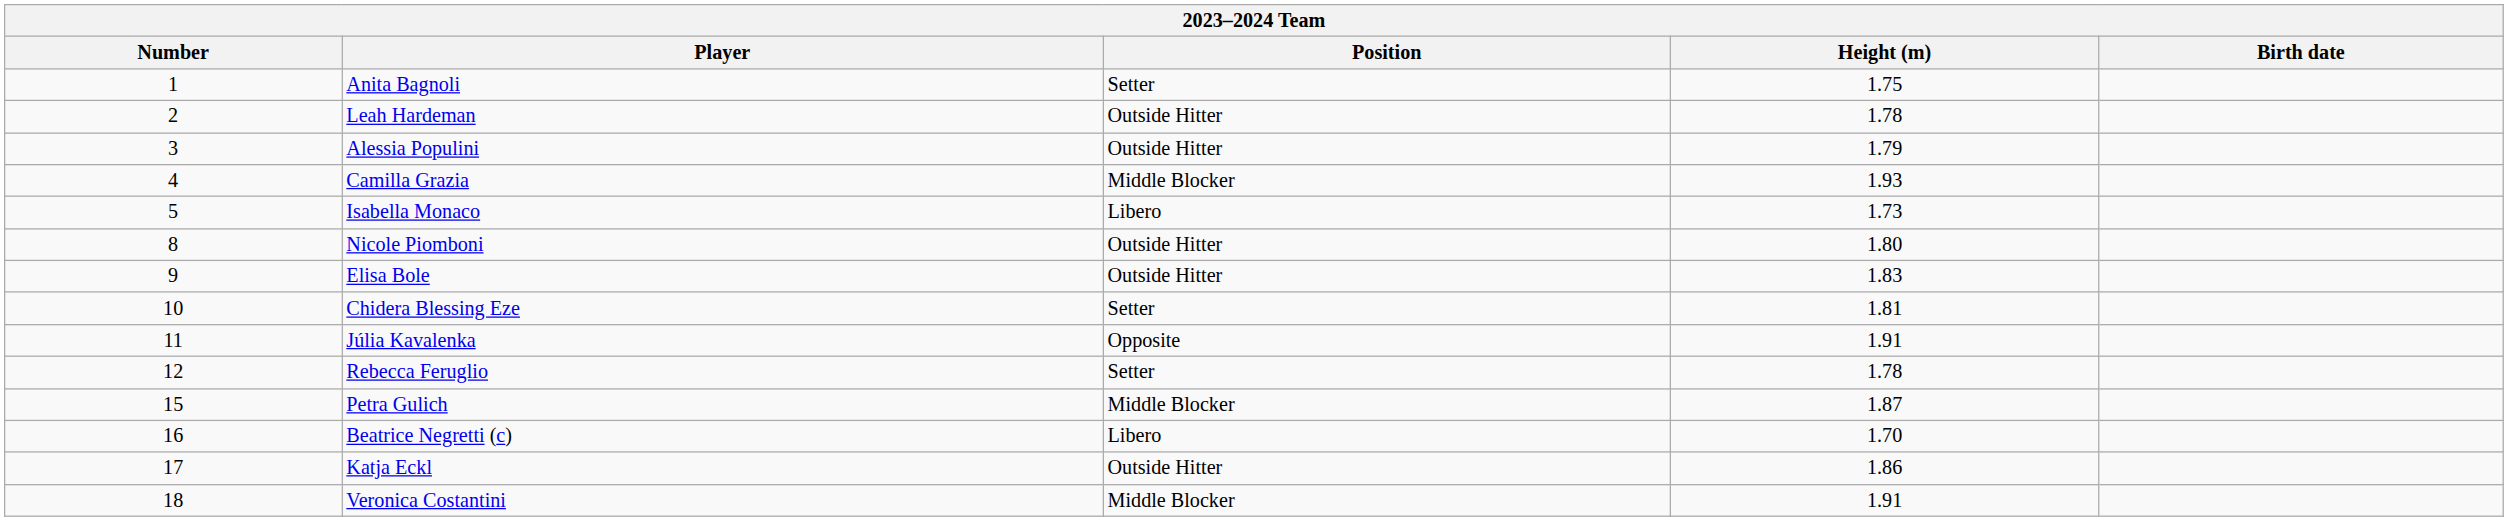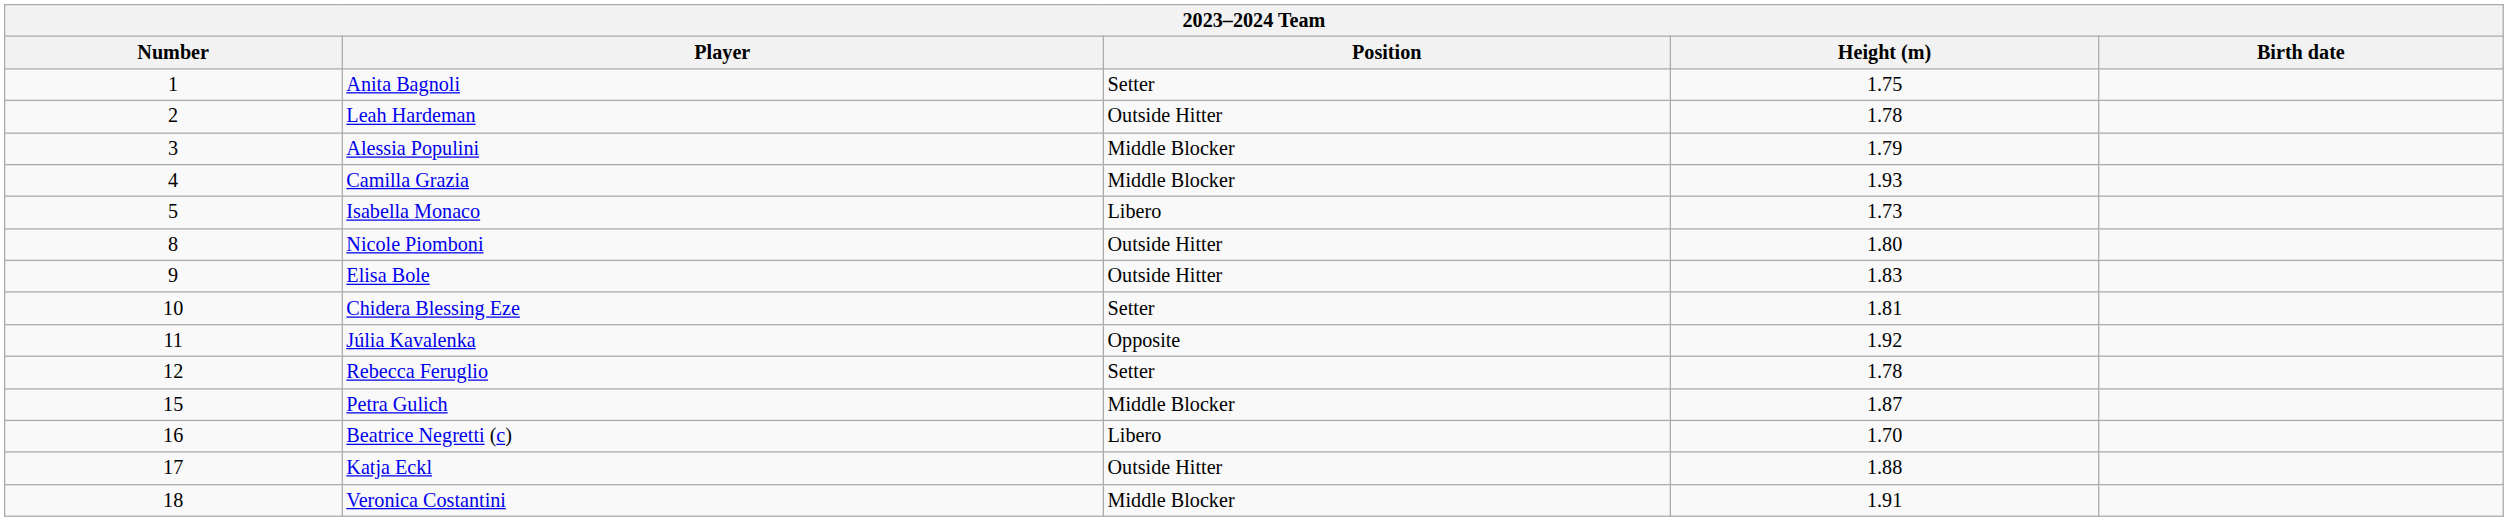(1165, 148) Outside Hitter -> (1171, 148) Middle Blocker
(1885, 340) 1.91 -> (1885, 340) 1.92
(1885, 468) 1.86 -> (1885, 468) 1.88
